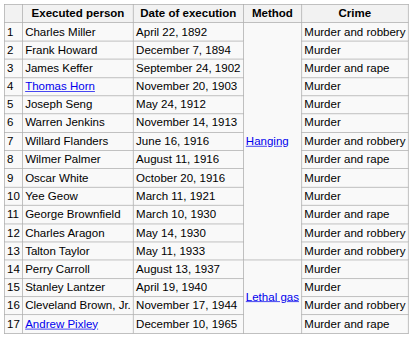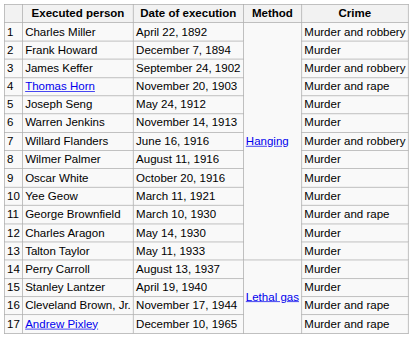(347, 68) Murder and rape -> (355, 68) Murder and robbery
(323, 86) Murder -> (347, 86) Murder and rape
(347, 159) Murder and rape -> (323, 159) Murder
(355, 232) Murder and robbery -> (323, 232) Murder
(355, 251) Murder and robbery -> (323, 251) Murder
(355, 305) Murder and robbery -> (347, 305) Murder and rape
